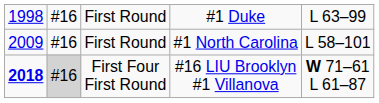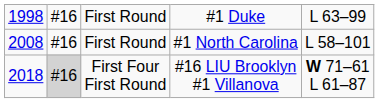(26, 42) 2009 -> (26, 42) 2008
(26, 76) bold -> (26, 76) normal
